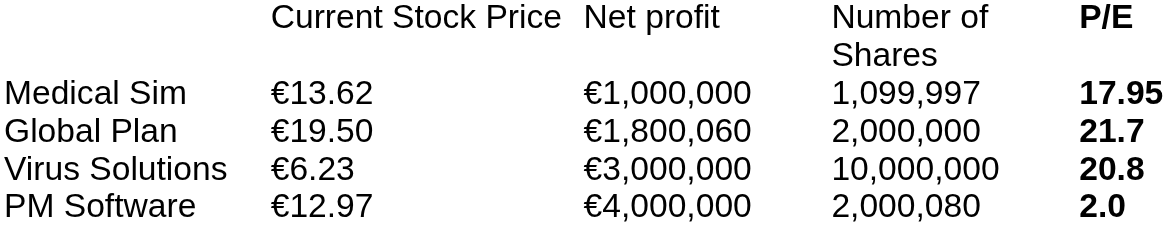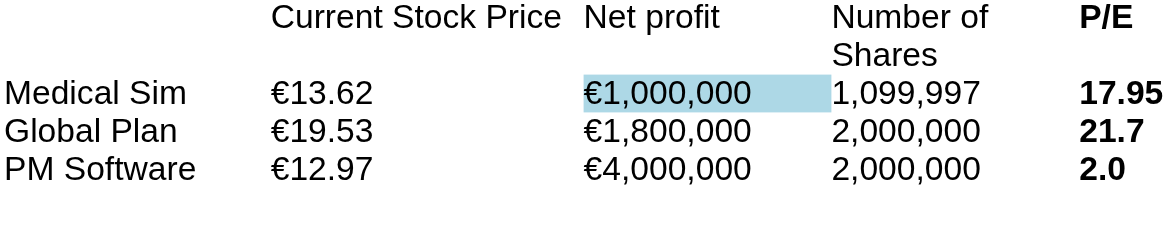(668, 92) no background -> (668, 92) lightblue background
(322, 130) €19.50 -> (322, 130) €19.53
(668, 130) €1,800,060 -> (668, 130) €1,800,000
- row: (116, 168)
(906, 206) 2,000,080 -> (906, 168) 2,000,000
